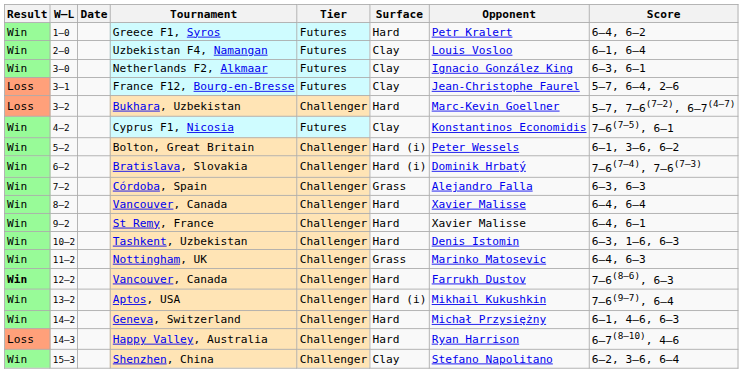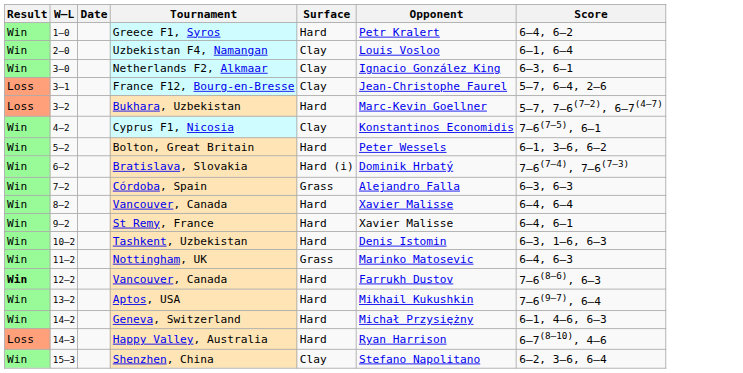- column: (334, 14)
(399, 147) Hard (i) -> (313, 147) Hard
(399, 300) Hard (i) -> (313, 300) Hard
